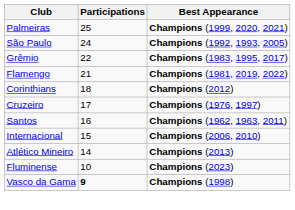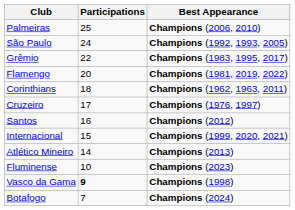(219, 27) Champions (1999, 2020, 2021) -> (205, 27) Champions (2006, 2010)
(86, 74) 21 -> (86, 74) 20
(191, 89) Champions (2012) -> (218, 89) Champions (1962, 1963, 2011)
(218, 120) Champions (1962, 1963, 2011) -> (191, 120) Champions (2012)
(205, 136) Champions (2006, 2010) -> (219, 136) Champions (1999, 2020, 2021)
+ row: (26, 197)
